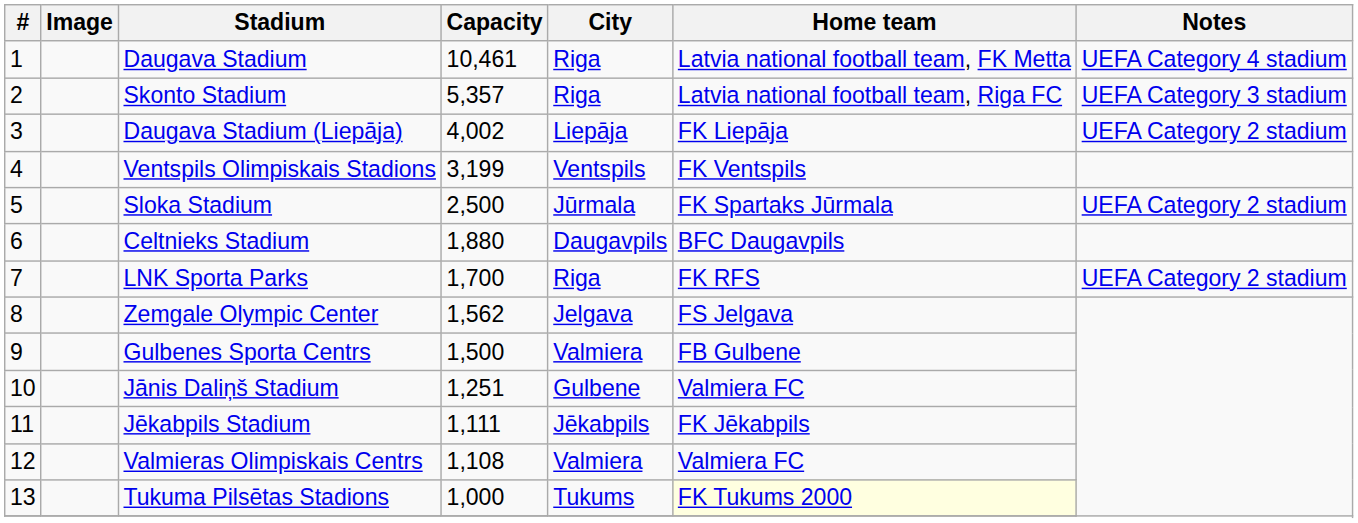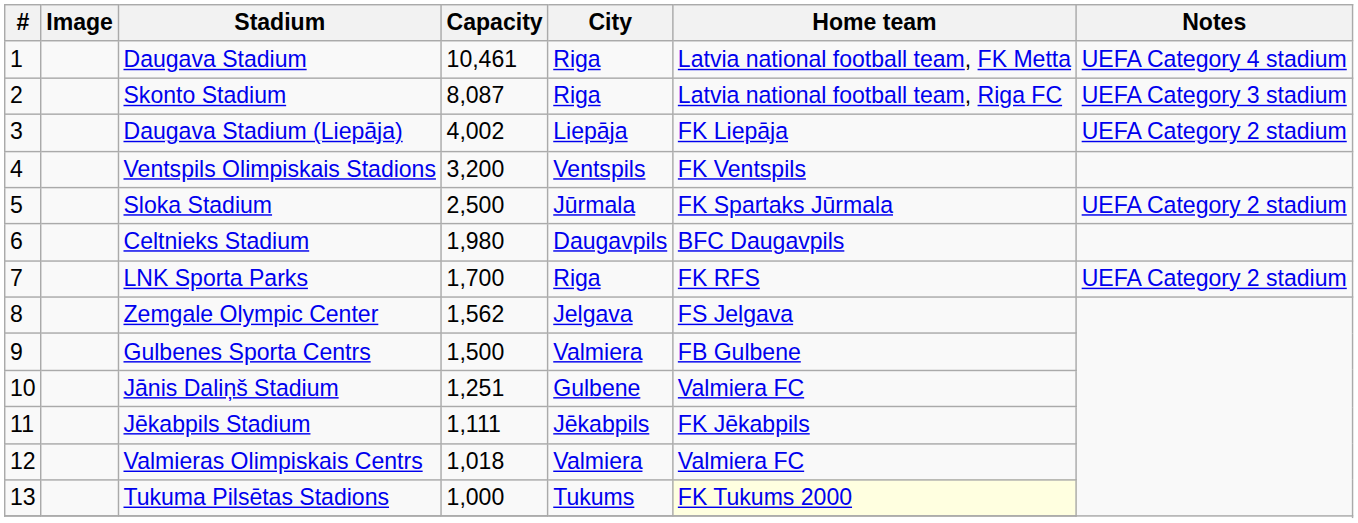(475, 95) 5,357 -> (475, 95) 8,087
(475, 168) 3,199 -> (475, 168) 3,200
(475, 242) 1,880 -> (475, 242) 1,980
(475, 461) 1,108 -> (475, 461) 1,018
